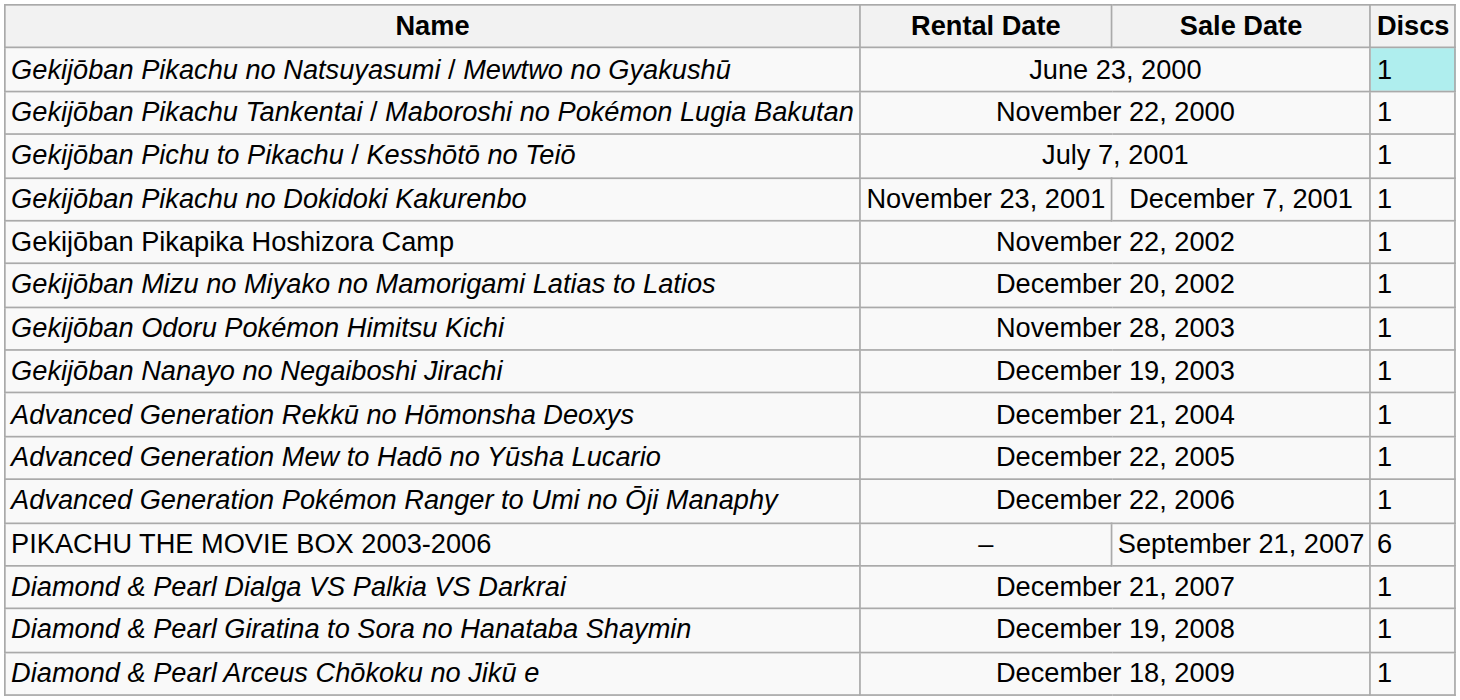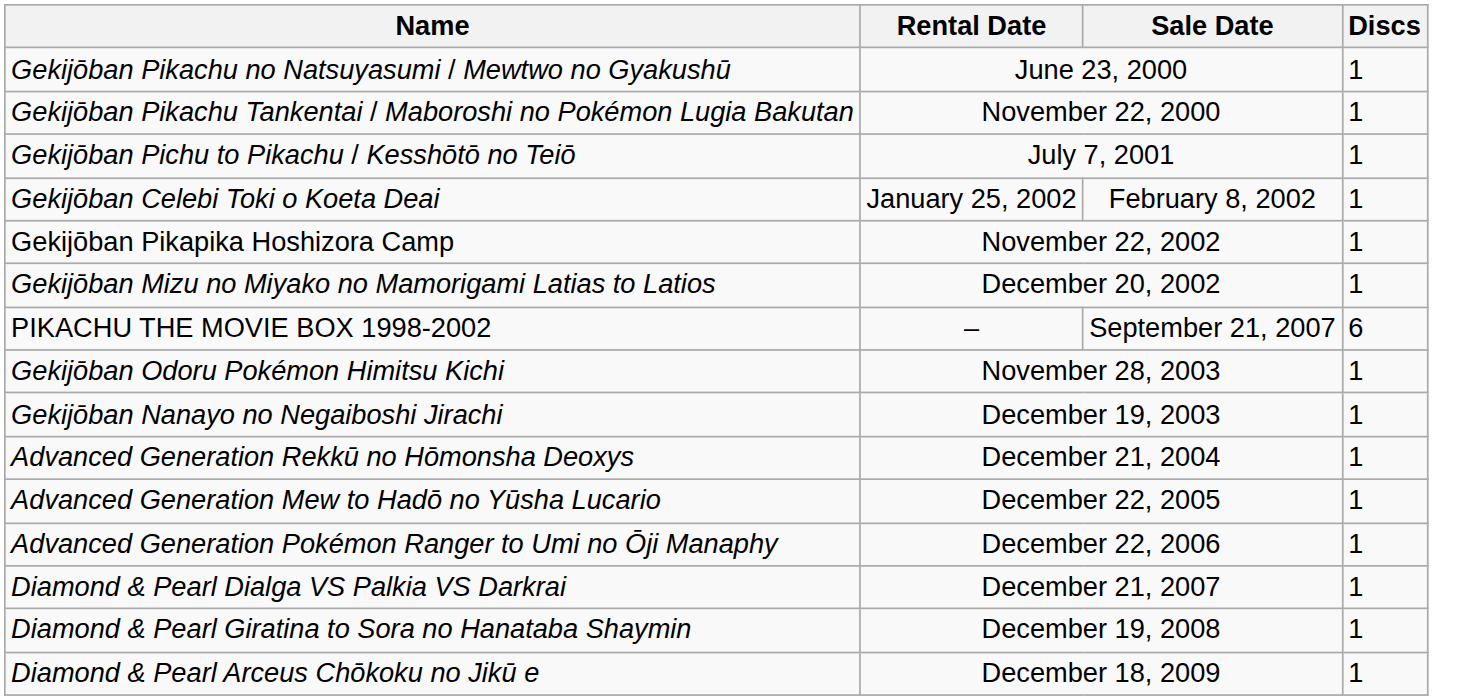(1384, 69) paleturquoise background -> (1356, 69) no background
- row: (269, 198)
+ row: (225, 198)
+ row: (251, 328)
- row: (251, 543)
